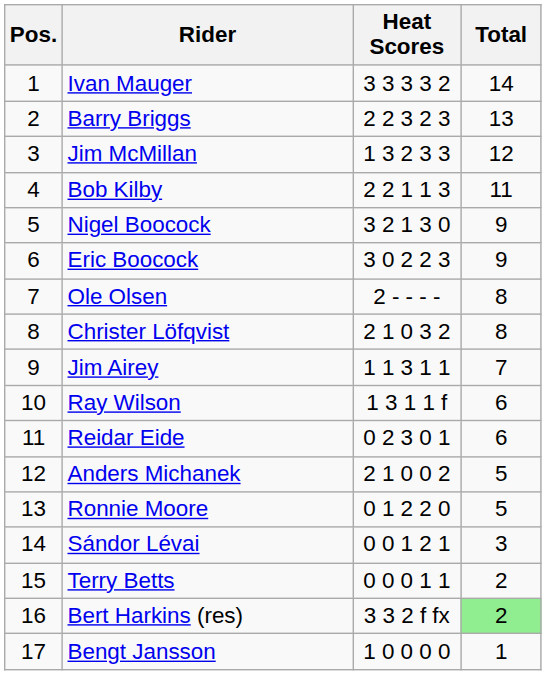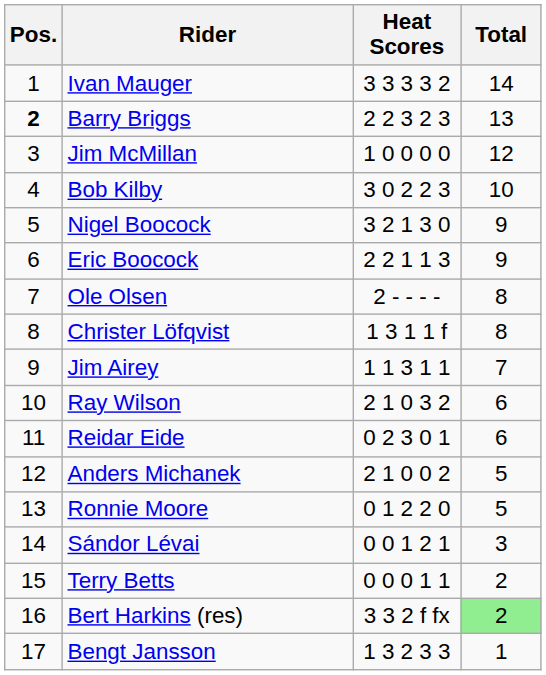(34, 118) normal -> (34, 118) bold
(407, 154) 1 3 2 3 3 -> (407, 154) 1 0 0 0 0
(407, 189) 2 2 1 1 3 -> (407, 189) 3 0 2 2 3
(501, 189) 11 -> (501, 189) 10
(407, 260) 3 0 2 2 3 -> (407, 260) 2 2 1 1 3
(407, 331) 2 1 0 3 2 -> (407, 331) 1 3 1 1 f
(407, 402) 1 3 1 1 f -> (407, 402) 2 1 0 3 2
(407, 651) 1 0 0 0 0 -> (407, 651) 1 3 2 3 3
